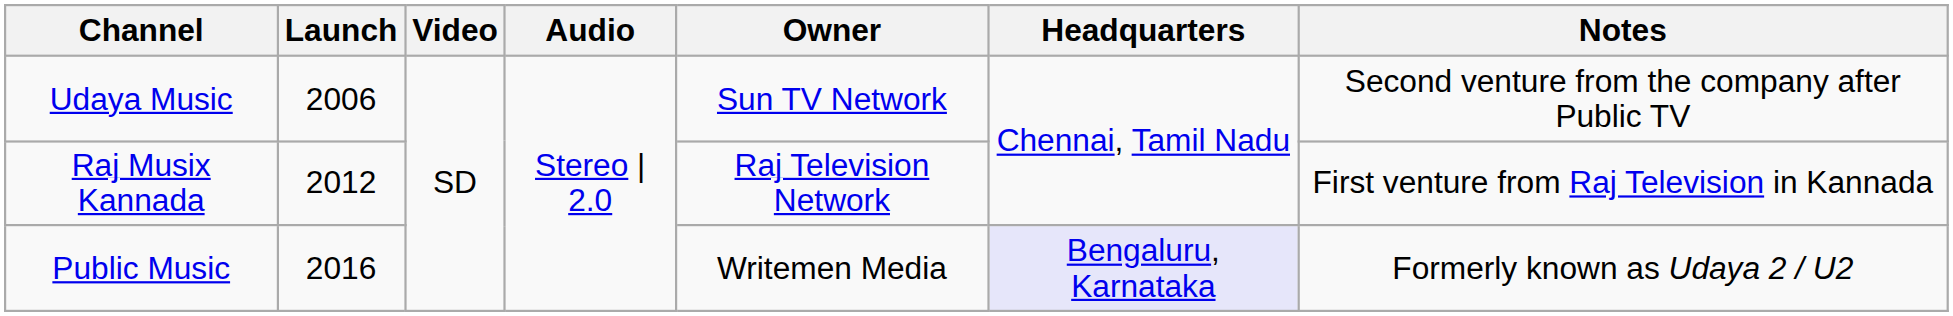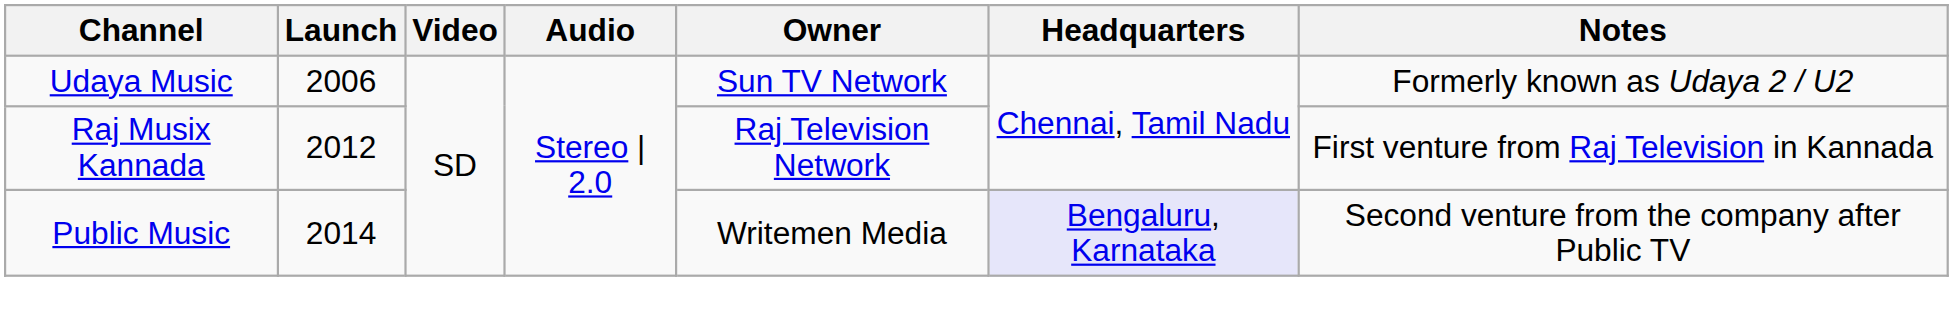(1623, 98) Second venture from the company after Public TV -> (1623, 81) Formerly known as Udaya 2 / U2
(341, 269) 2016 -> (341, 233) 2014
(1623, 269) Formerly known as Udaya 2 / U2 -> (1623, 233) Second venture from the company after Public TV
